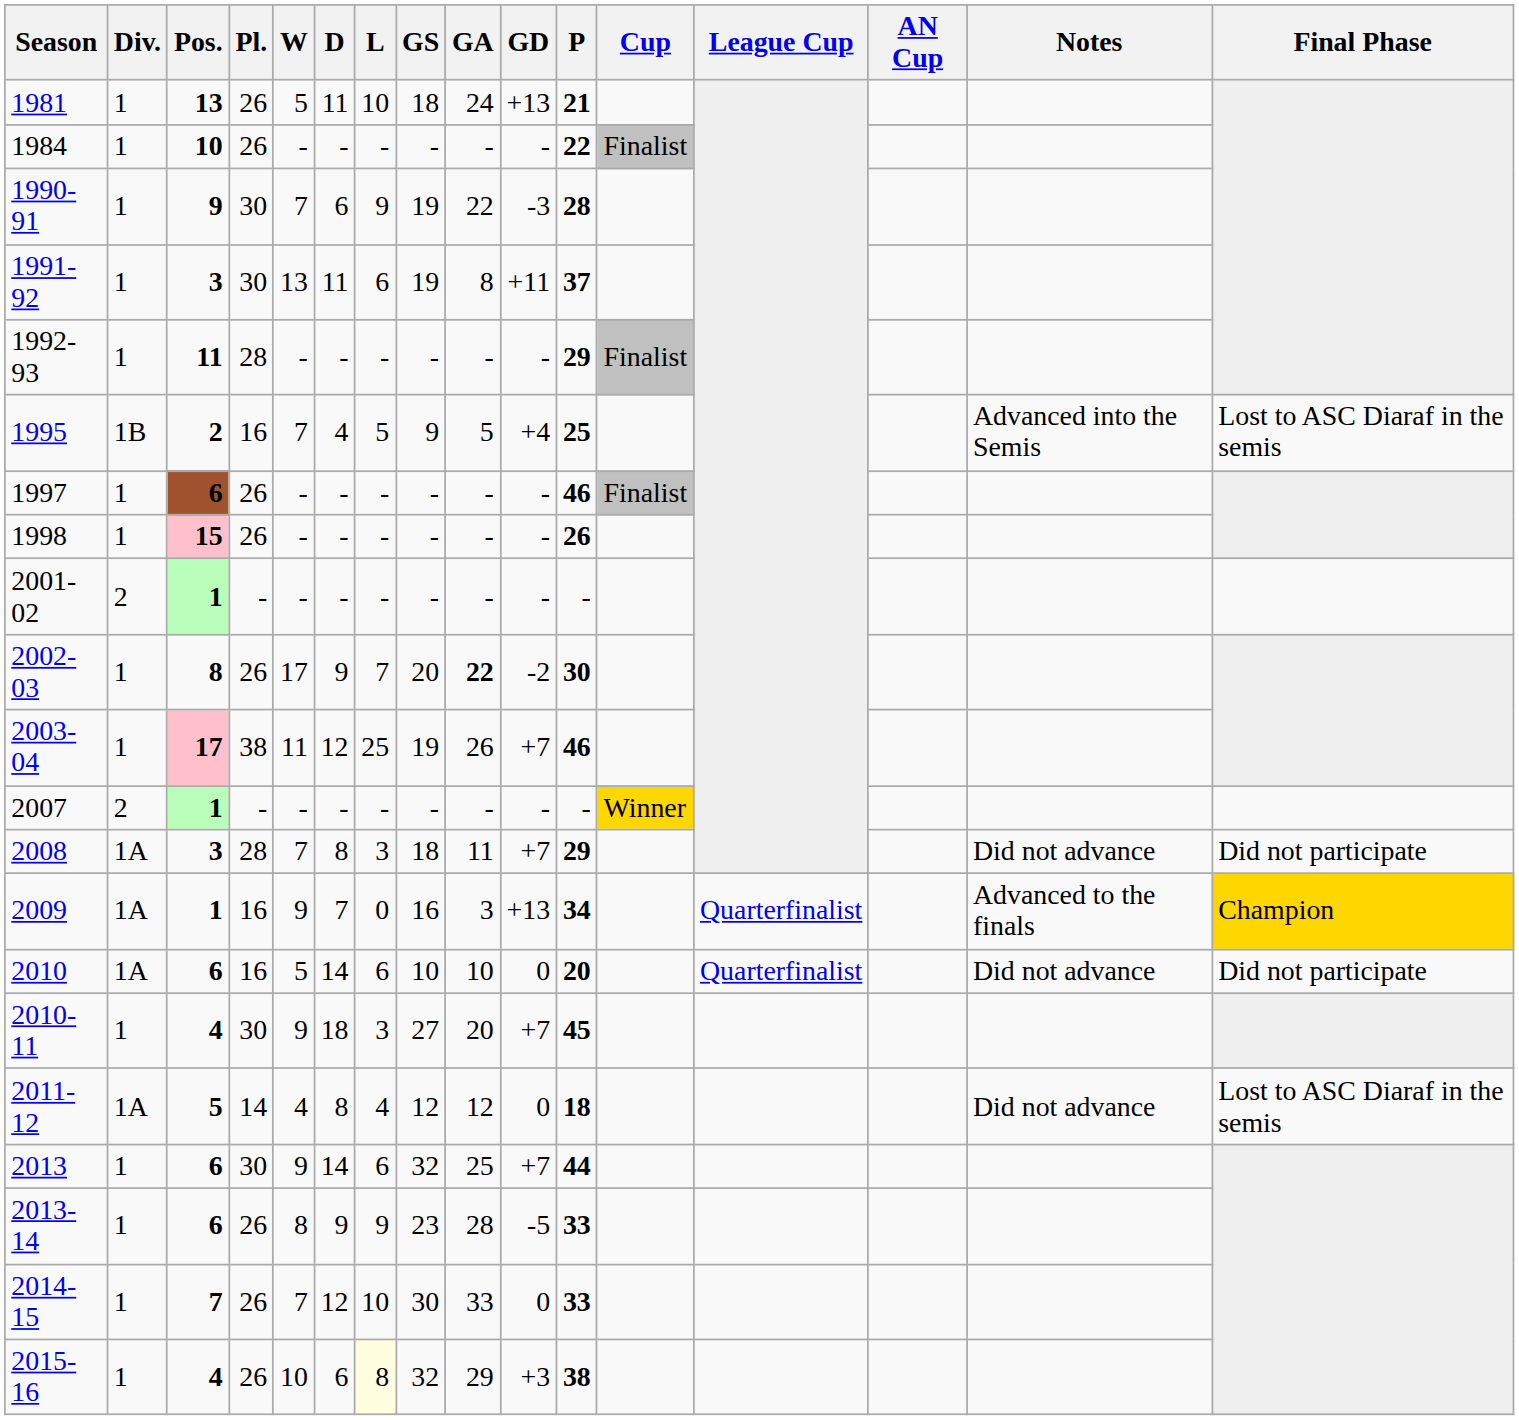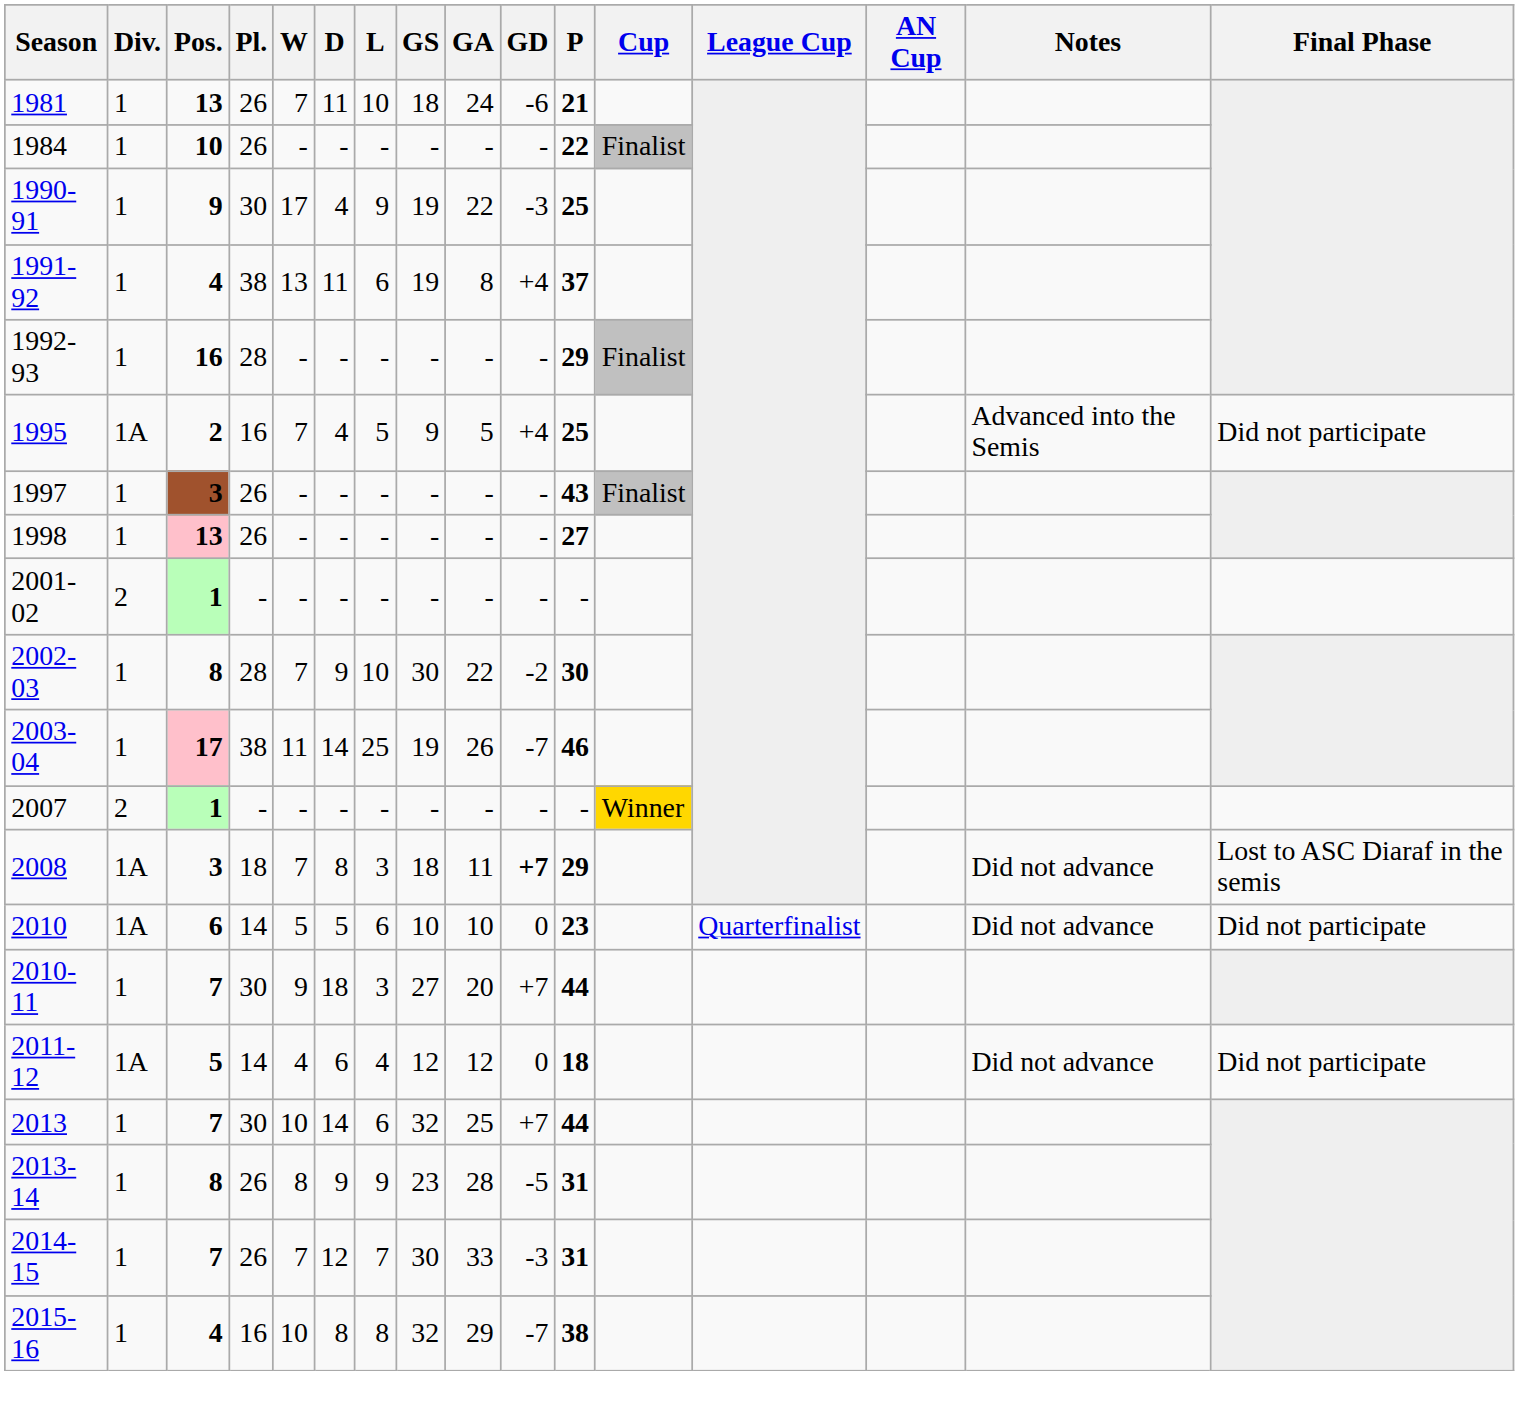(301, 102) 5 -> (301, 102) 7
(528, 102) +13 -> (537, 102) -6
(301, 206) 7 -> (294, 206) 17
(342, 206) 6 -> (342, 206) 4
(577, 206) 28 -> (575, 206) 25
(216, 281) 3 -> (216, 281) 4
(253, 281) 30 -> (253, 281) 38
(529, 281) +11 -> (534, 281) +4
(209, 356) 11 -> (209, 356) 16
(130, 432) 1B -> (131, 432) 1A
(1361, 432) Lost to ASC Diaraf in the semis -> (1322, 432) Did not participate
(216, 492) 6 -> (216, 492) 3
(577, 492) 46 -> (575, 492) 43
(209, 536) 15 -> (209, 536) 13
(577, 536) 26 -> (575, 536) 27
(253, 671) 26 -> (253, 671) 28
(294, 671) 17 -> (301, 671) 7
(382, 671) 7 -> (375, 671) 10
(425, 671) 20 -> (425, 671) 30
(480, 671) bold -> (480, 671) normal
(335, 747) 12 -> (335, 747) 14
(535, 747) +7 -> (537, 747) -7
(253, 851) 28 -> (253, 866) 18
(535, 851) normal -> (533, 866) bold
(1323, 851) Did not participate -> (1360, 866) Lost to ASC Diaraf in the semis
- row: (39, 910)
(253, 970) 16 -> (253, 926) 14
(335, 970) 14 -> (342, 926) 5
(577, 970) 20 -> (575, 926) 23
(216, 1030) 4 -> (216, 986) 7
(577, 1030) 45 -> (575, 986) 44
(342, 1106) 8 -> (342, 1061) 6
(1361, 1106) Lost to ASC Diaraf in the semis -> (1322, 1061) Did not participate
(216, 1165) 6 -> (216, 1121) 7
(301, 1165) 9 -> (294, 1121) 10
(216, 1225) 6 -> (216, 1181) 8
(577, 1225) 33 -> (575, 1181) 31
(375, 1301) 10 -> (382, 1256) 7
(543, 1301) 0 -> (537, 1256) -3
(577, 1301) 33 -> (575, 1256) 31
(253, 1376) 26 -> (253, 1332) 16
(342, 1376) 6 -> (342, 1332) 8
(382, 1376) lightyellow background -> (382, 1332) no background
(535, 1376) +3 -> (537, 1332) -7
